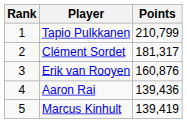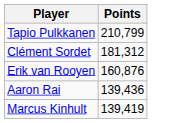- column: (22, 14)
(157, 52) 181,317 -> (122, 52) 181,312
